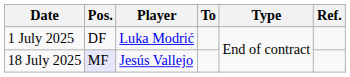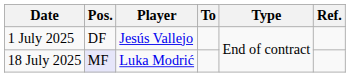(157, 38) Luka Modrić -> (156, 38) Jesús Vallejo
(156, 60) Jesús Vallejo -> (157, 60) Luka Modrić
